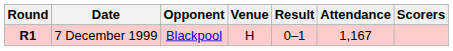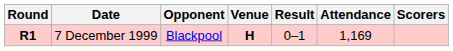(250, 35) normal -> (250, 35) bold
(356, 35) 1,167 -> (356, 35) 1,169
